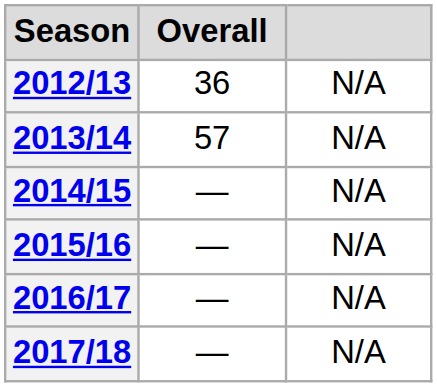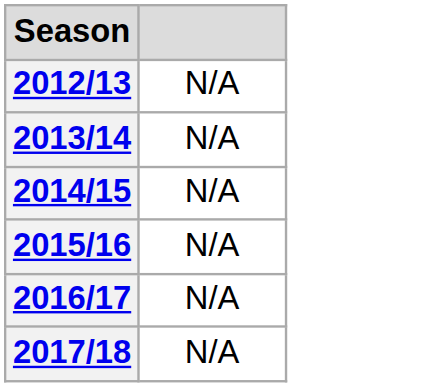- column: (212, 31)
